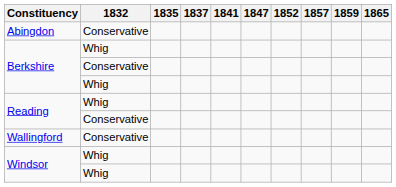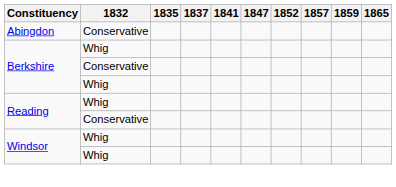- row: (35, 137)
